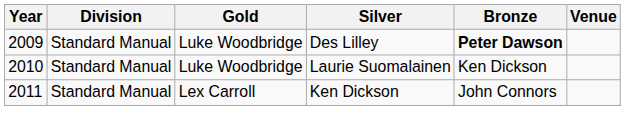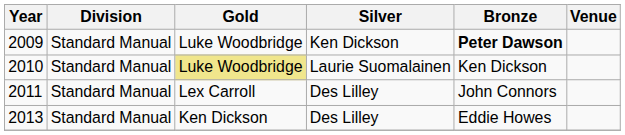(344, 42) Des Lilley -> (354, 42) Ken Dickson
(241, 67) no background -> (241, 67) khaki background
(354, 92) Ken Dickson -> (344, 92) Des Lilley
+ row: (26, 117)
